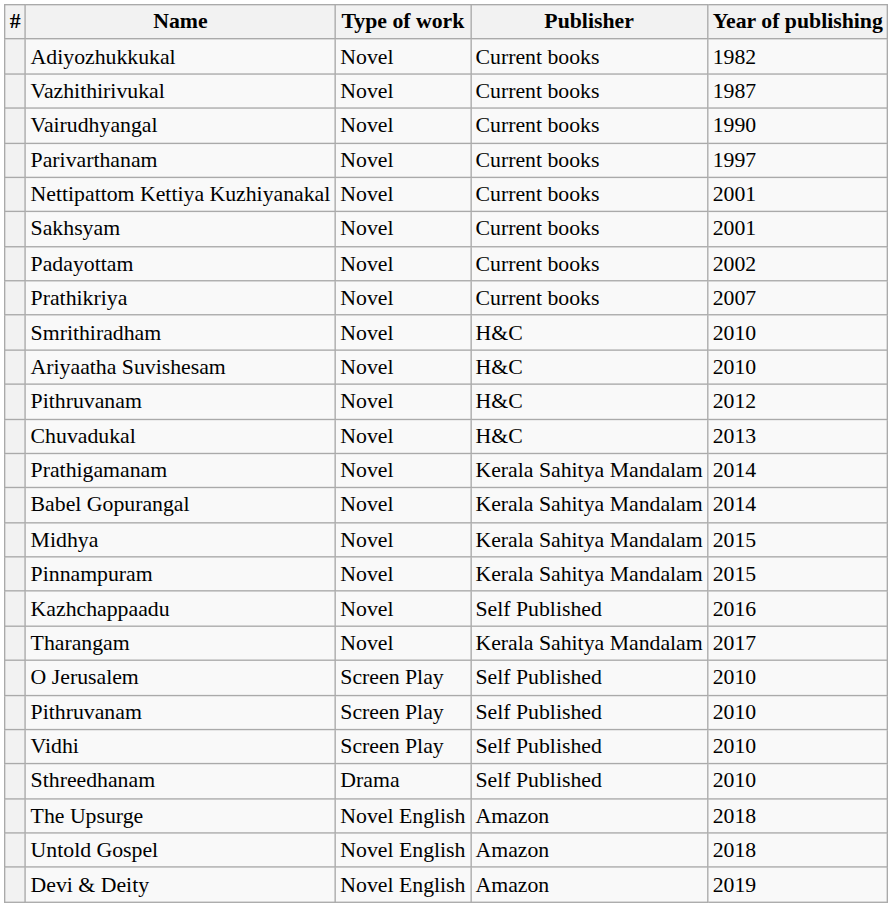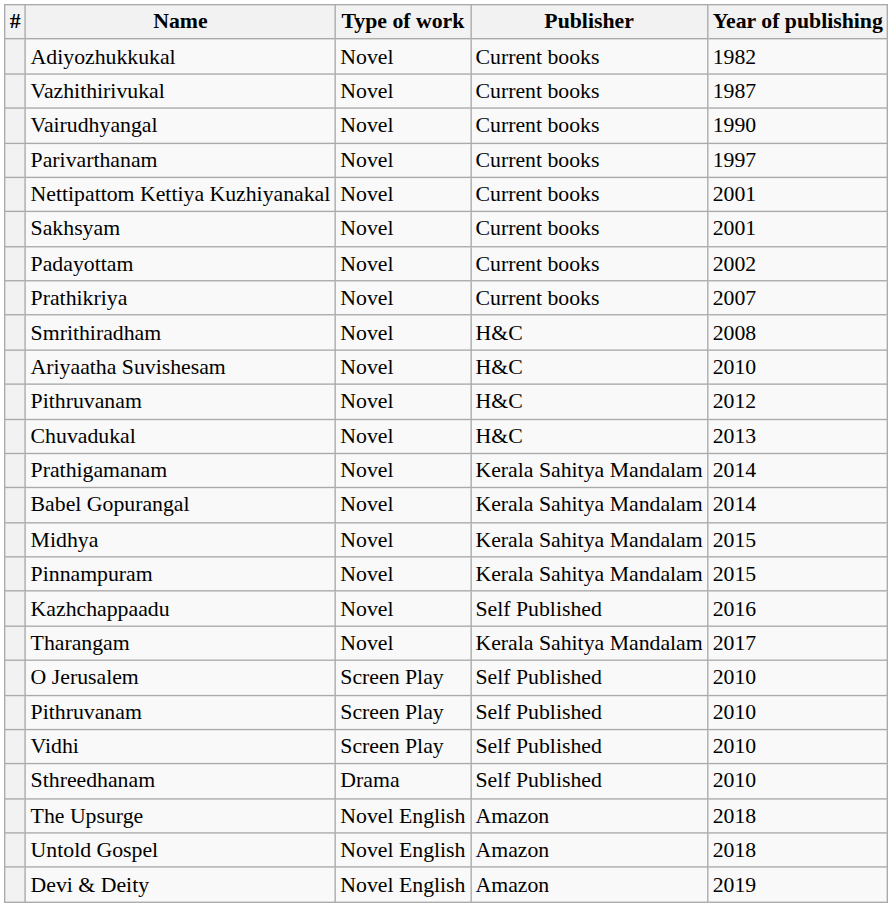(734, 332) 2010 -> (734, 332) 2008
